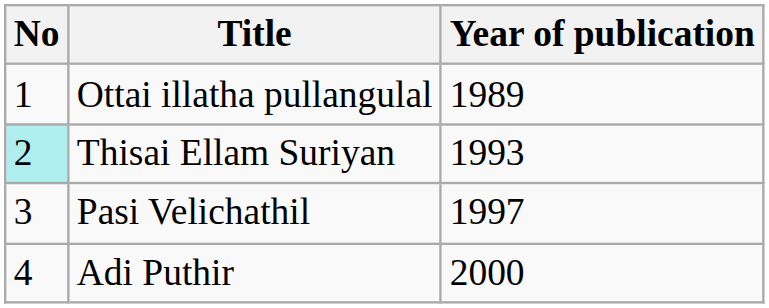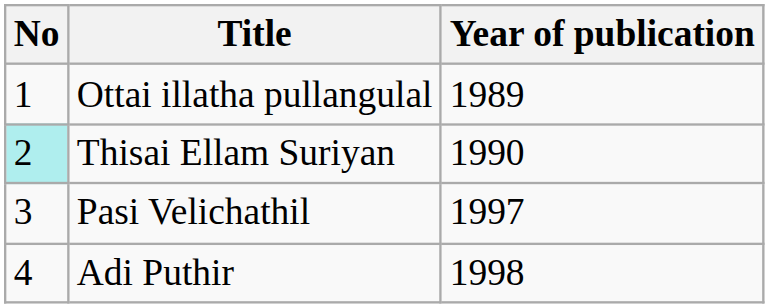(487, 152) 1993 -> (487, 152) 1990
(487, 271) 2000 -> (487, 271) 1998
